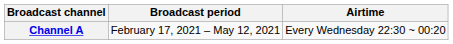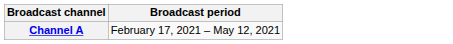- column: (365, 13)
